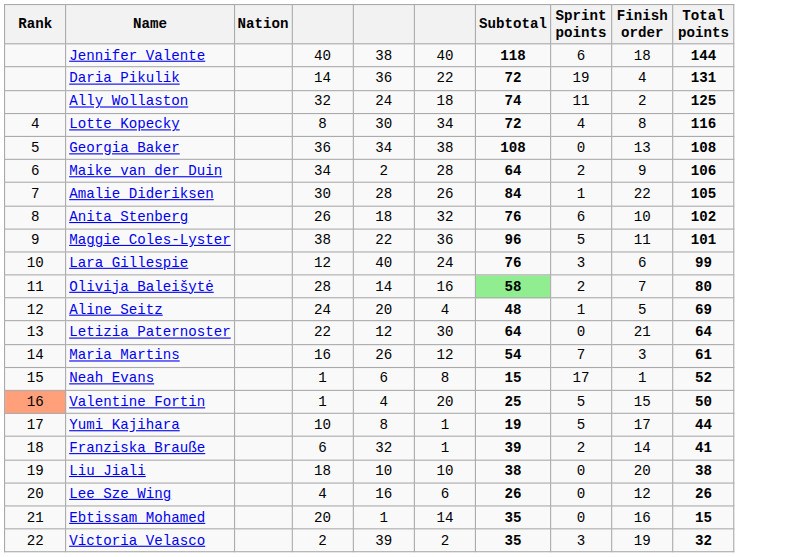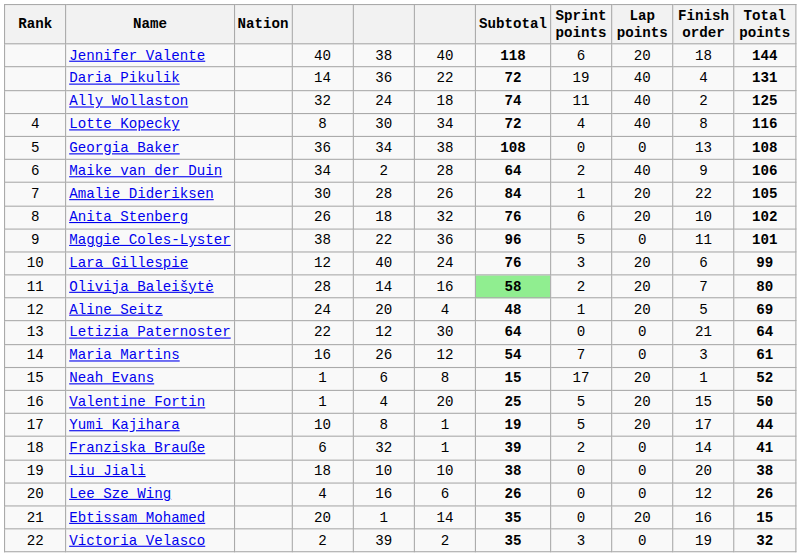+ column: (642, 24)
(35, 402) lightsalmon background -> (35, 402) no background
